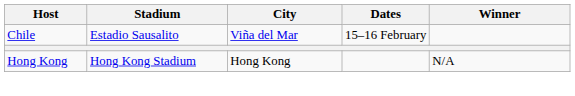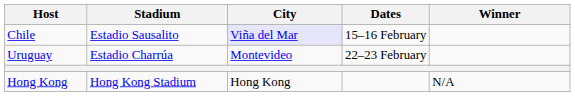(264, 34) no background -> (264, 34) lavender background
+ row: (30, 55)
